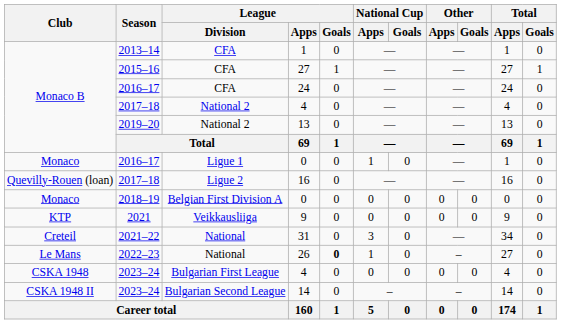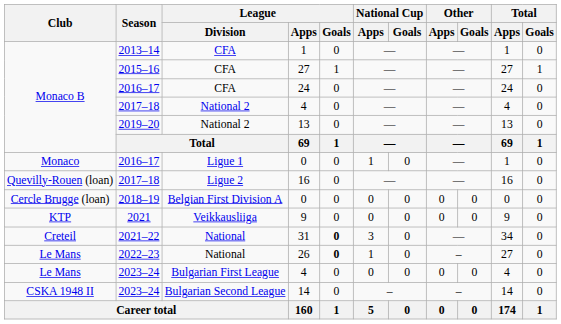(60, 198) Monaco -> (60, 198) Cercle Brugge (loan)
(336, 236) normal -> (336, 236) bold
(60, 273) CSKA 1948 -> (60, 273) Le Mans
